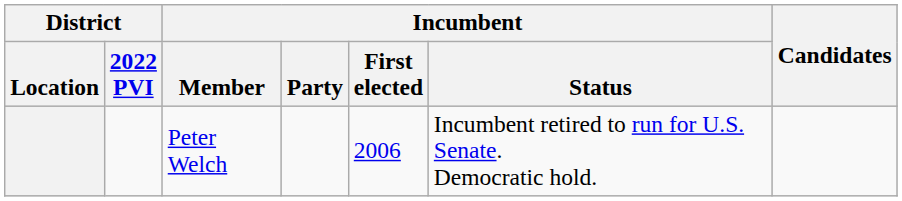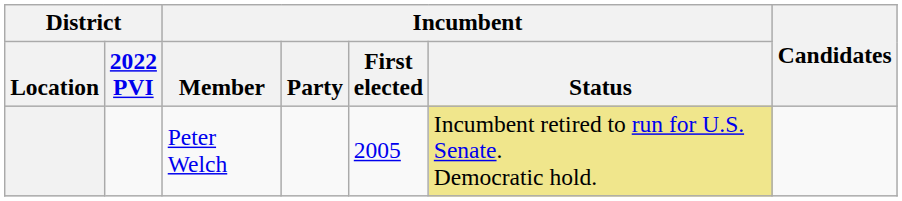(377, 150) 2006 -> (377, 150) 2005
(589, 150) no background -> (589, 150) khaki background
